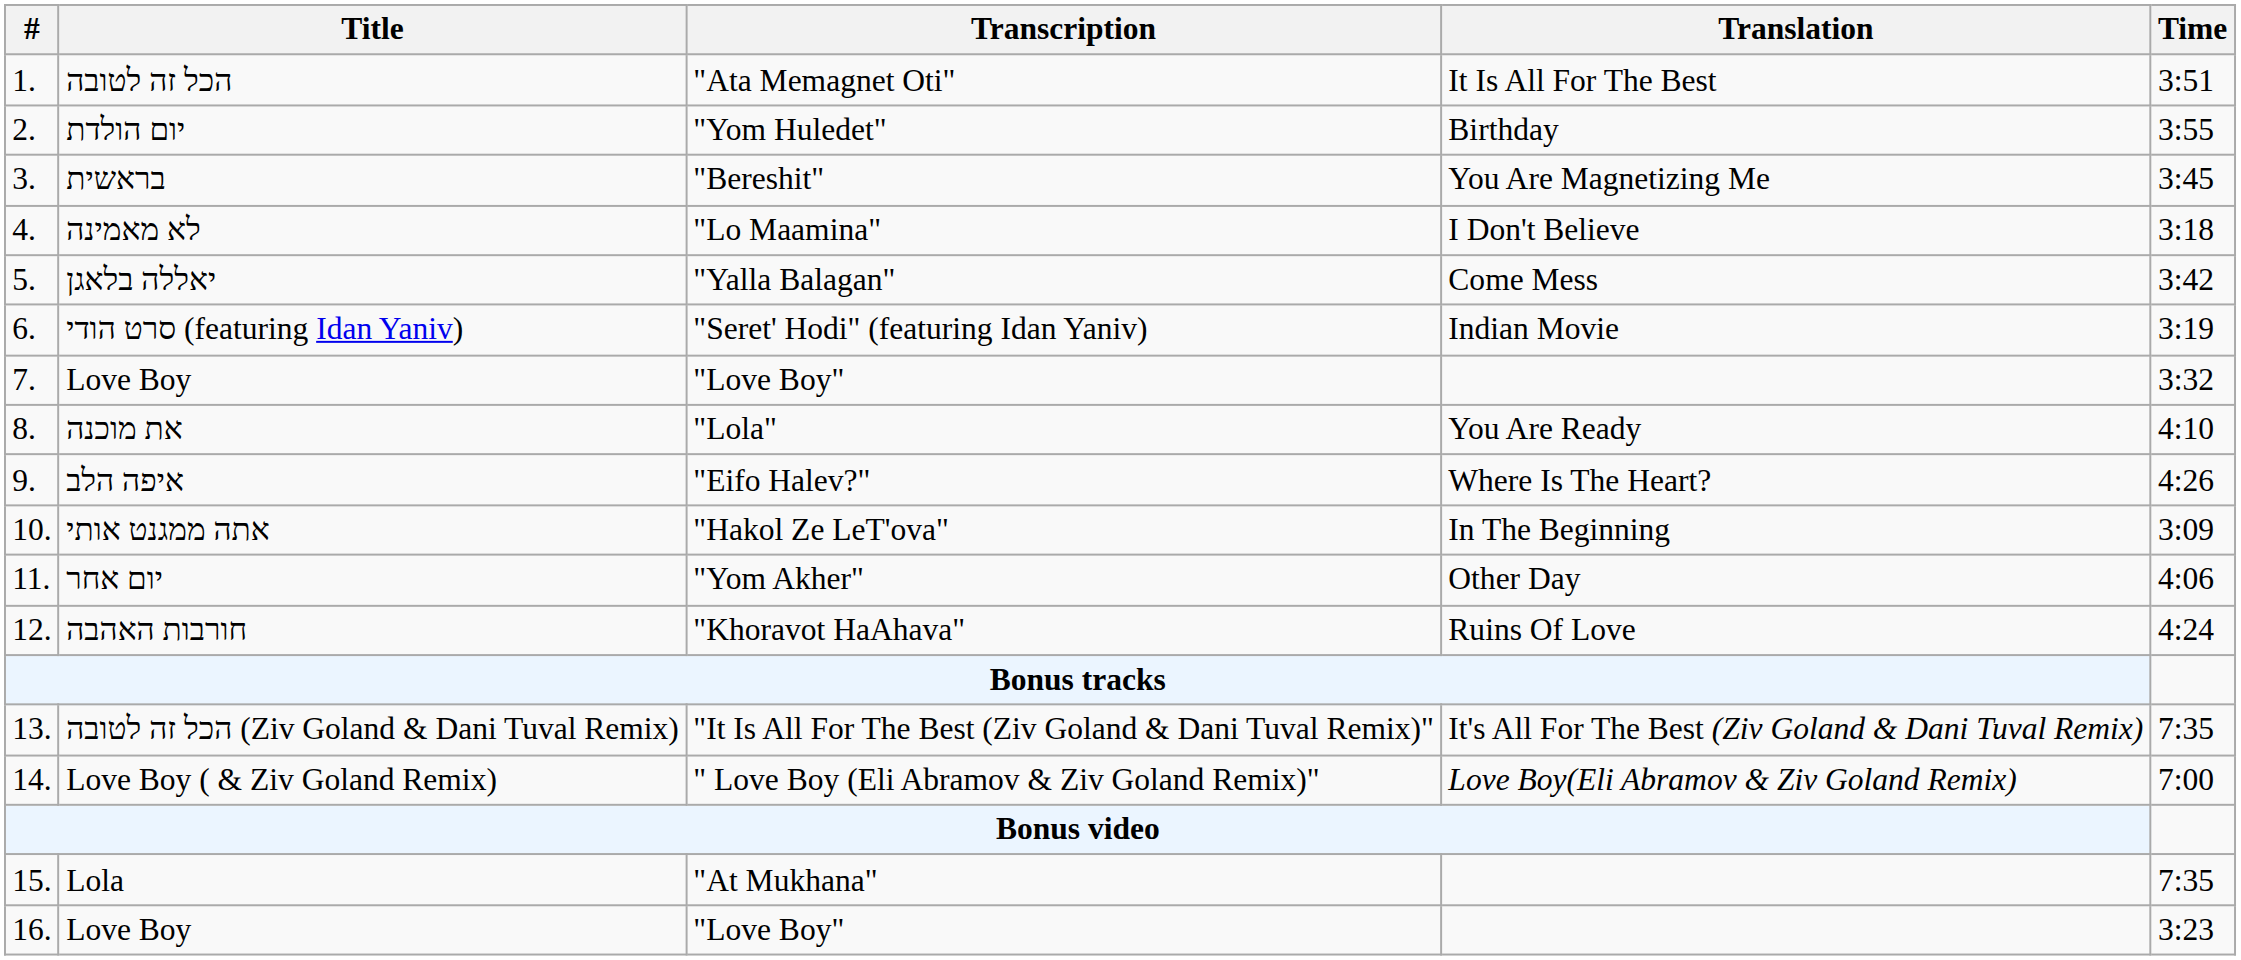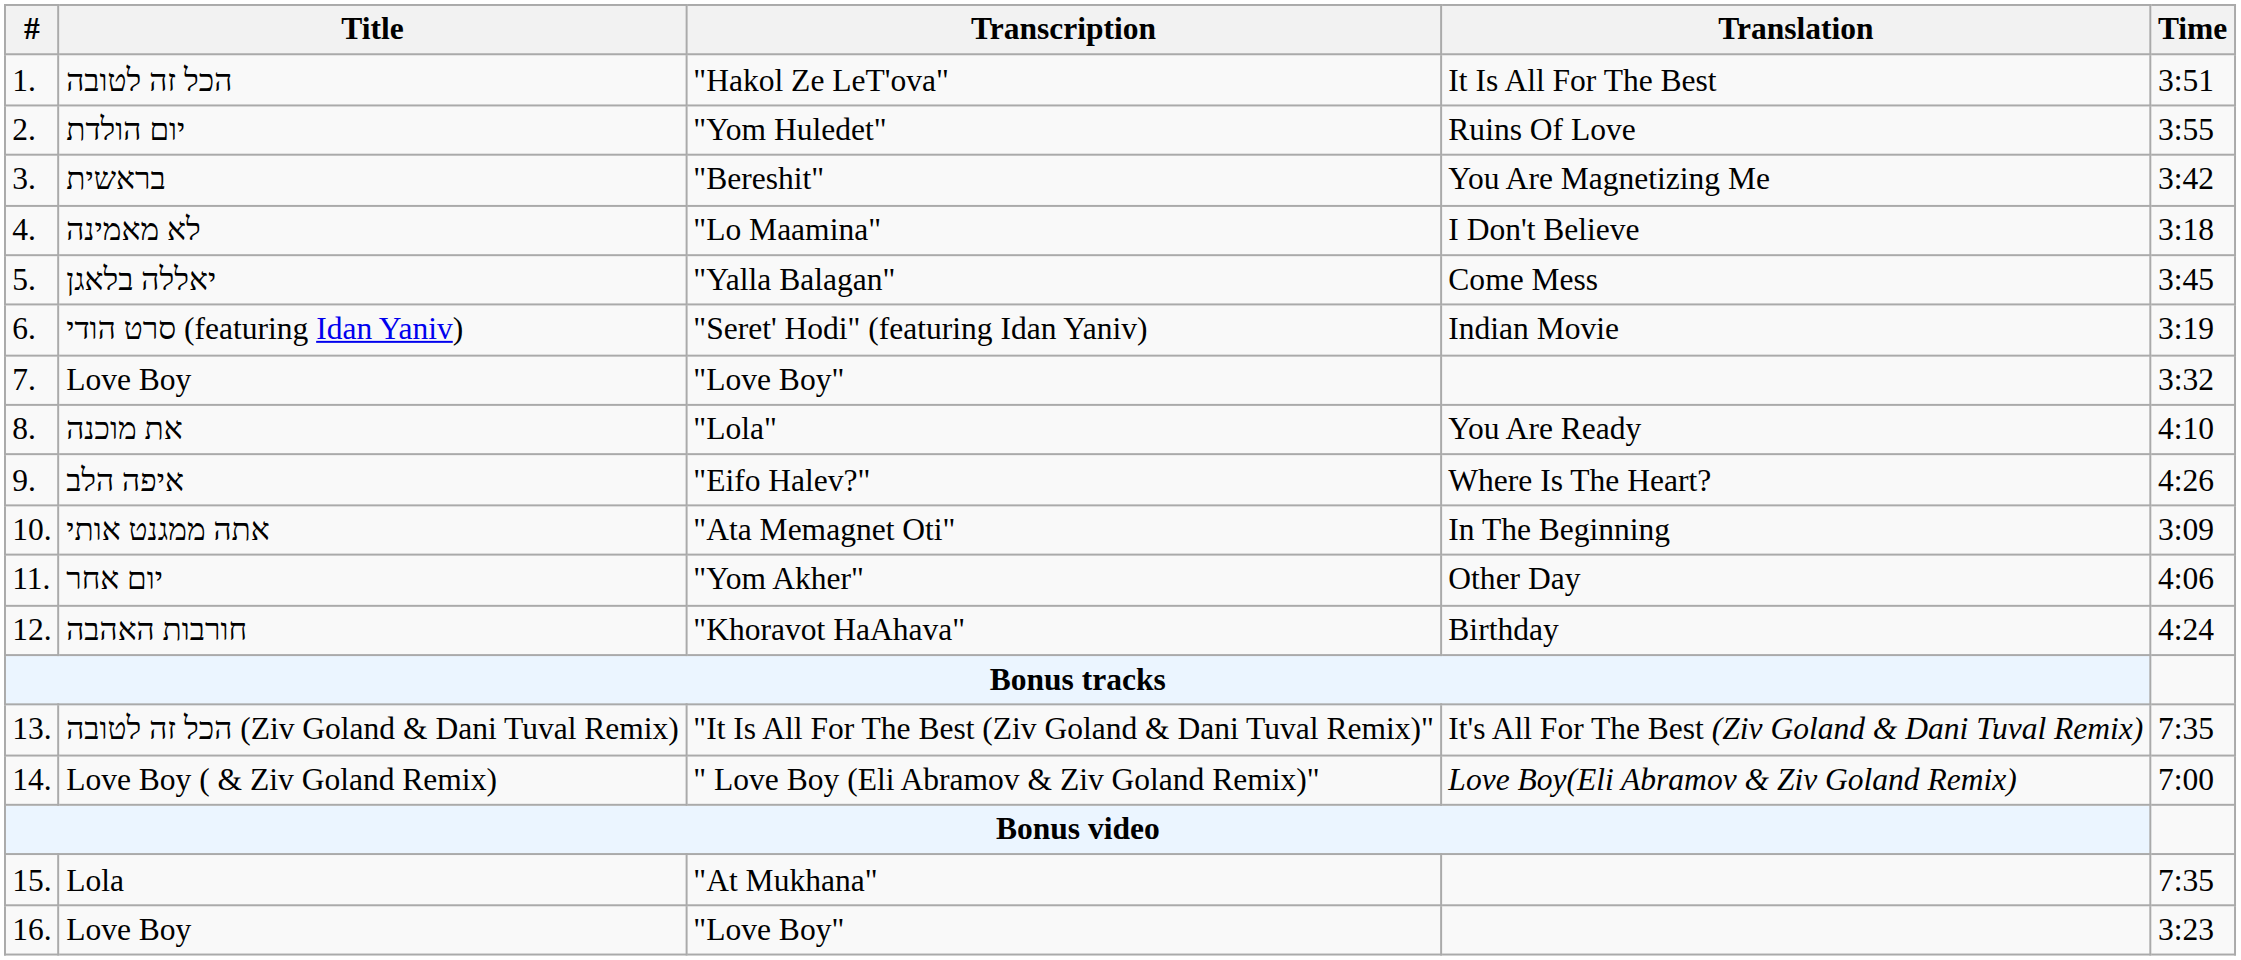(824, 79) "Ata Memagnet Oti" -> (821, 79) "Hakol Ze LeT'ova"
(1504, 129) Birthday -> (1542, 129) Ruins Of Love
(2186, 179) 3:45 -> (2186, 179) 3:42
(2186, 279) 3:42 -> (2186, 279) 3:45
(821, 529) "Hakol Ze LeT'ova" -> (824, 529) "Ata Memagnet Oti"
(1542, 629) Ruins Of Love -> (1504, 629) Birthday
